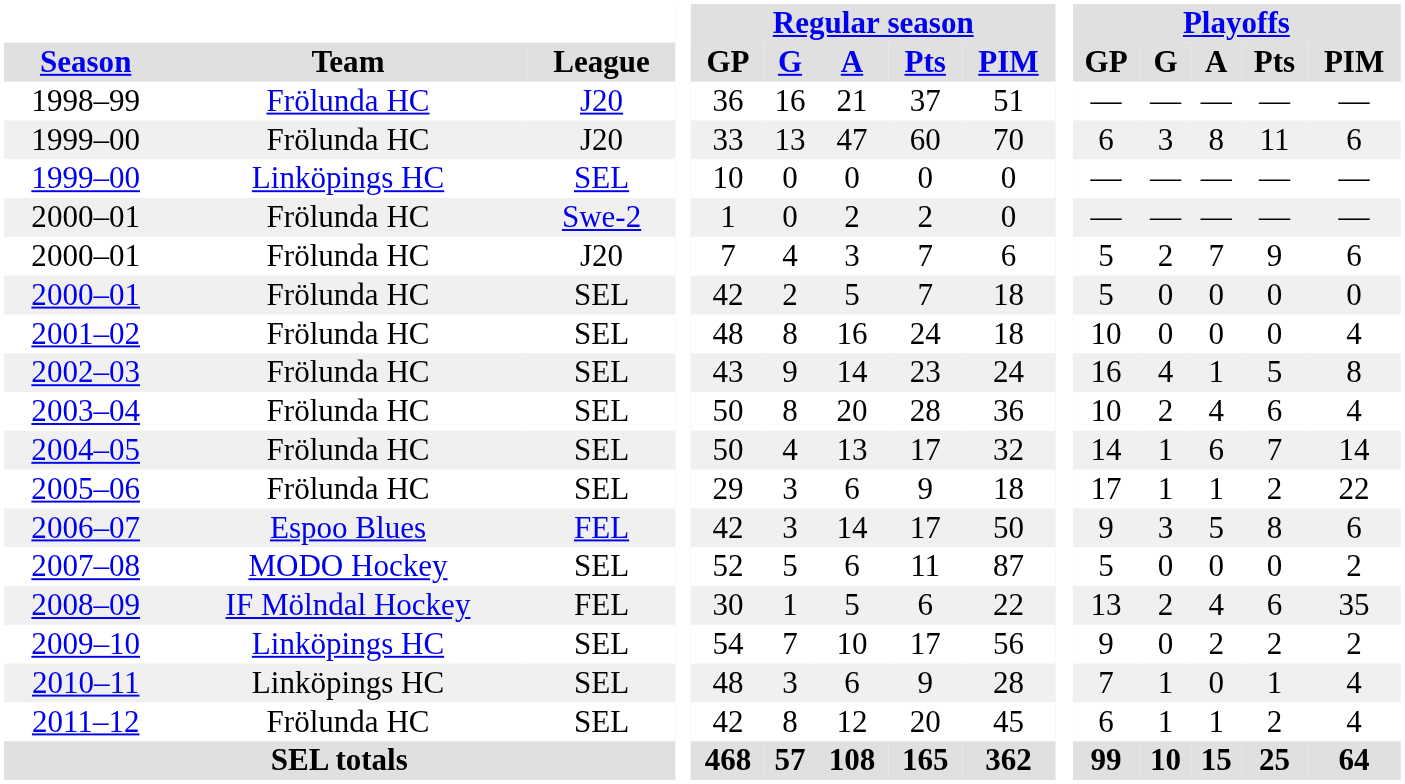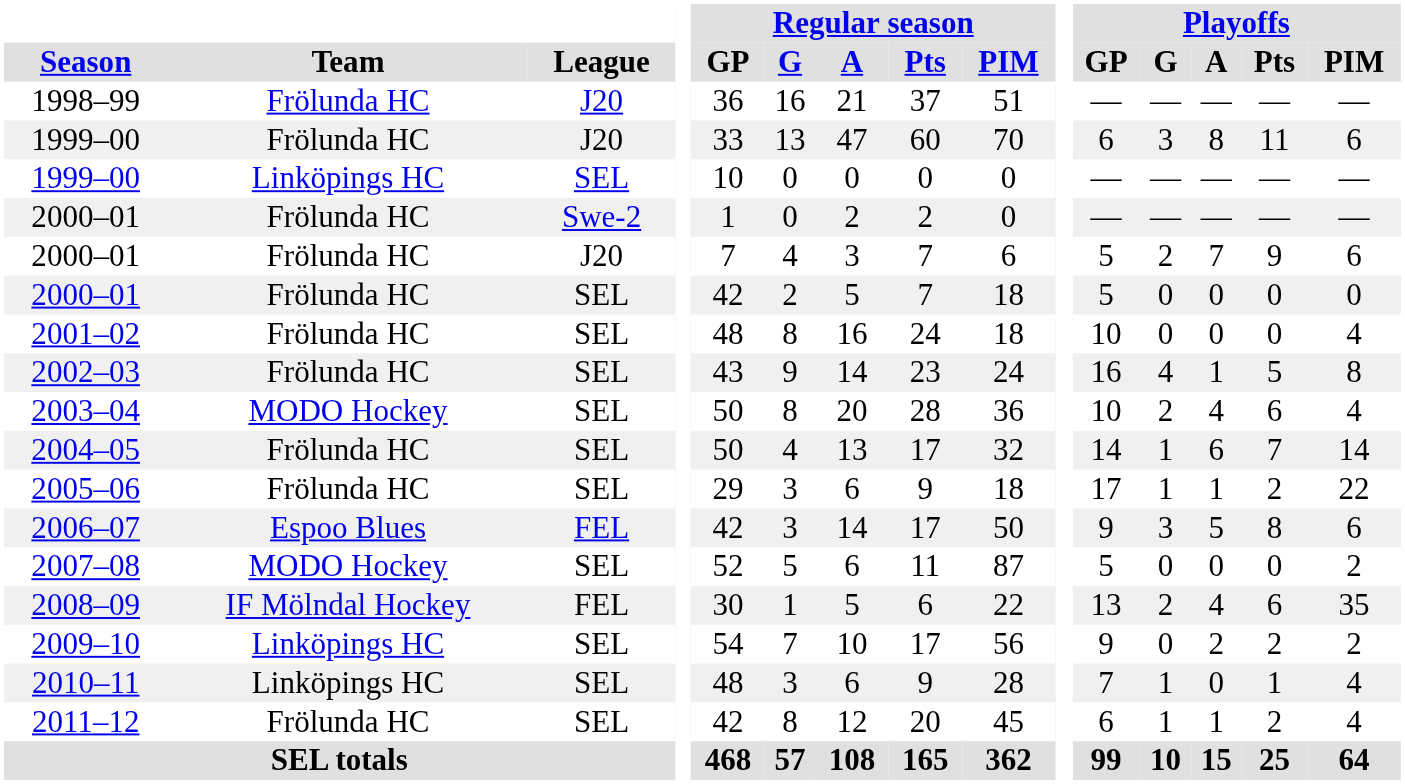(348, 410) Frölunda HC -> (348, 410) MODO Hockey
